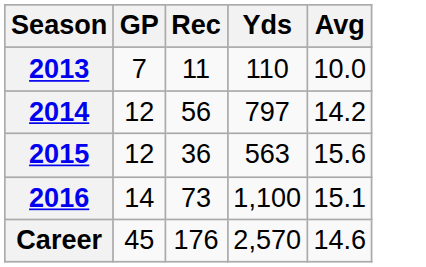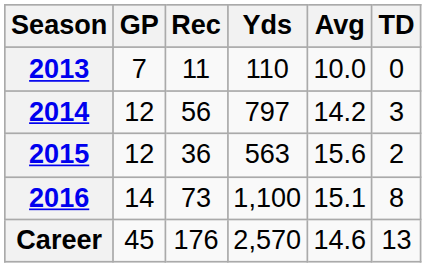+ column: (397, 25)
